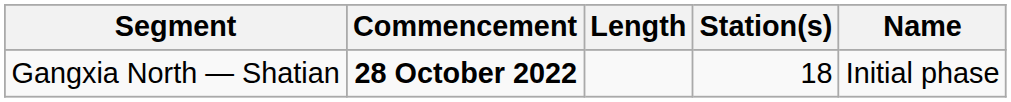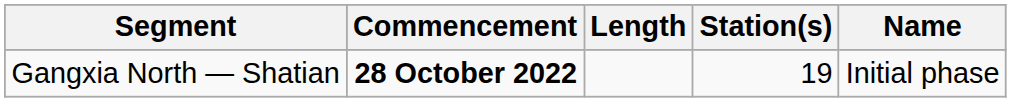(816, 73) 18 -> (816, 73) 19
